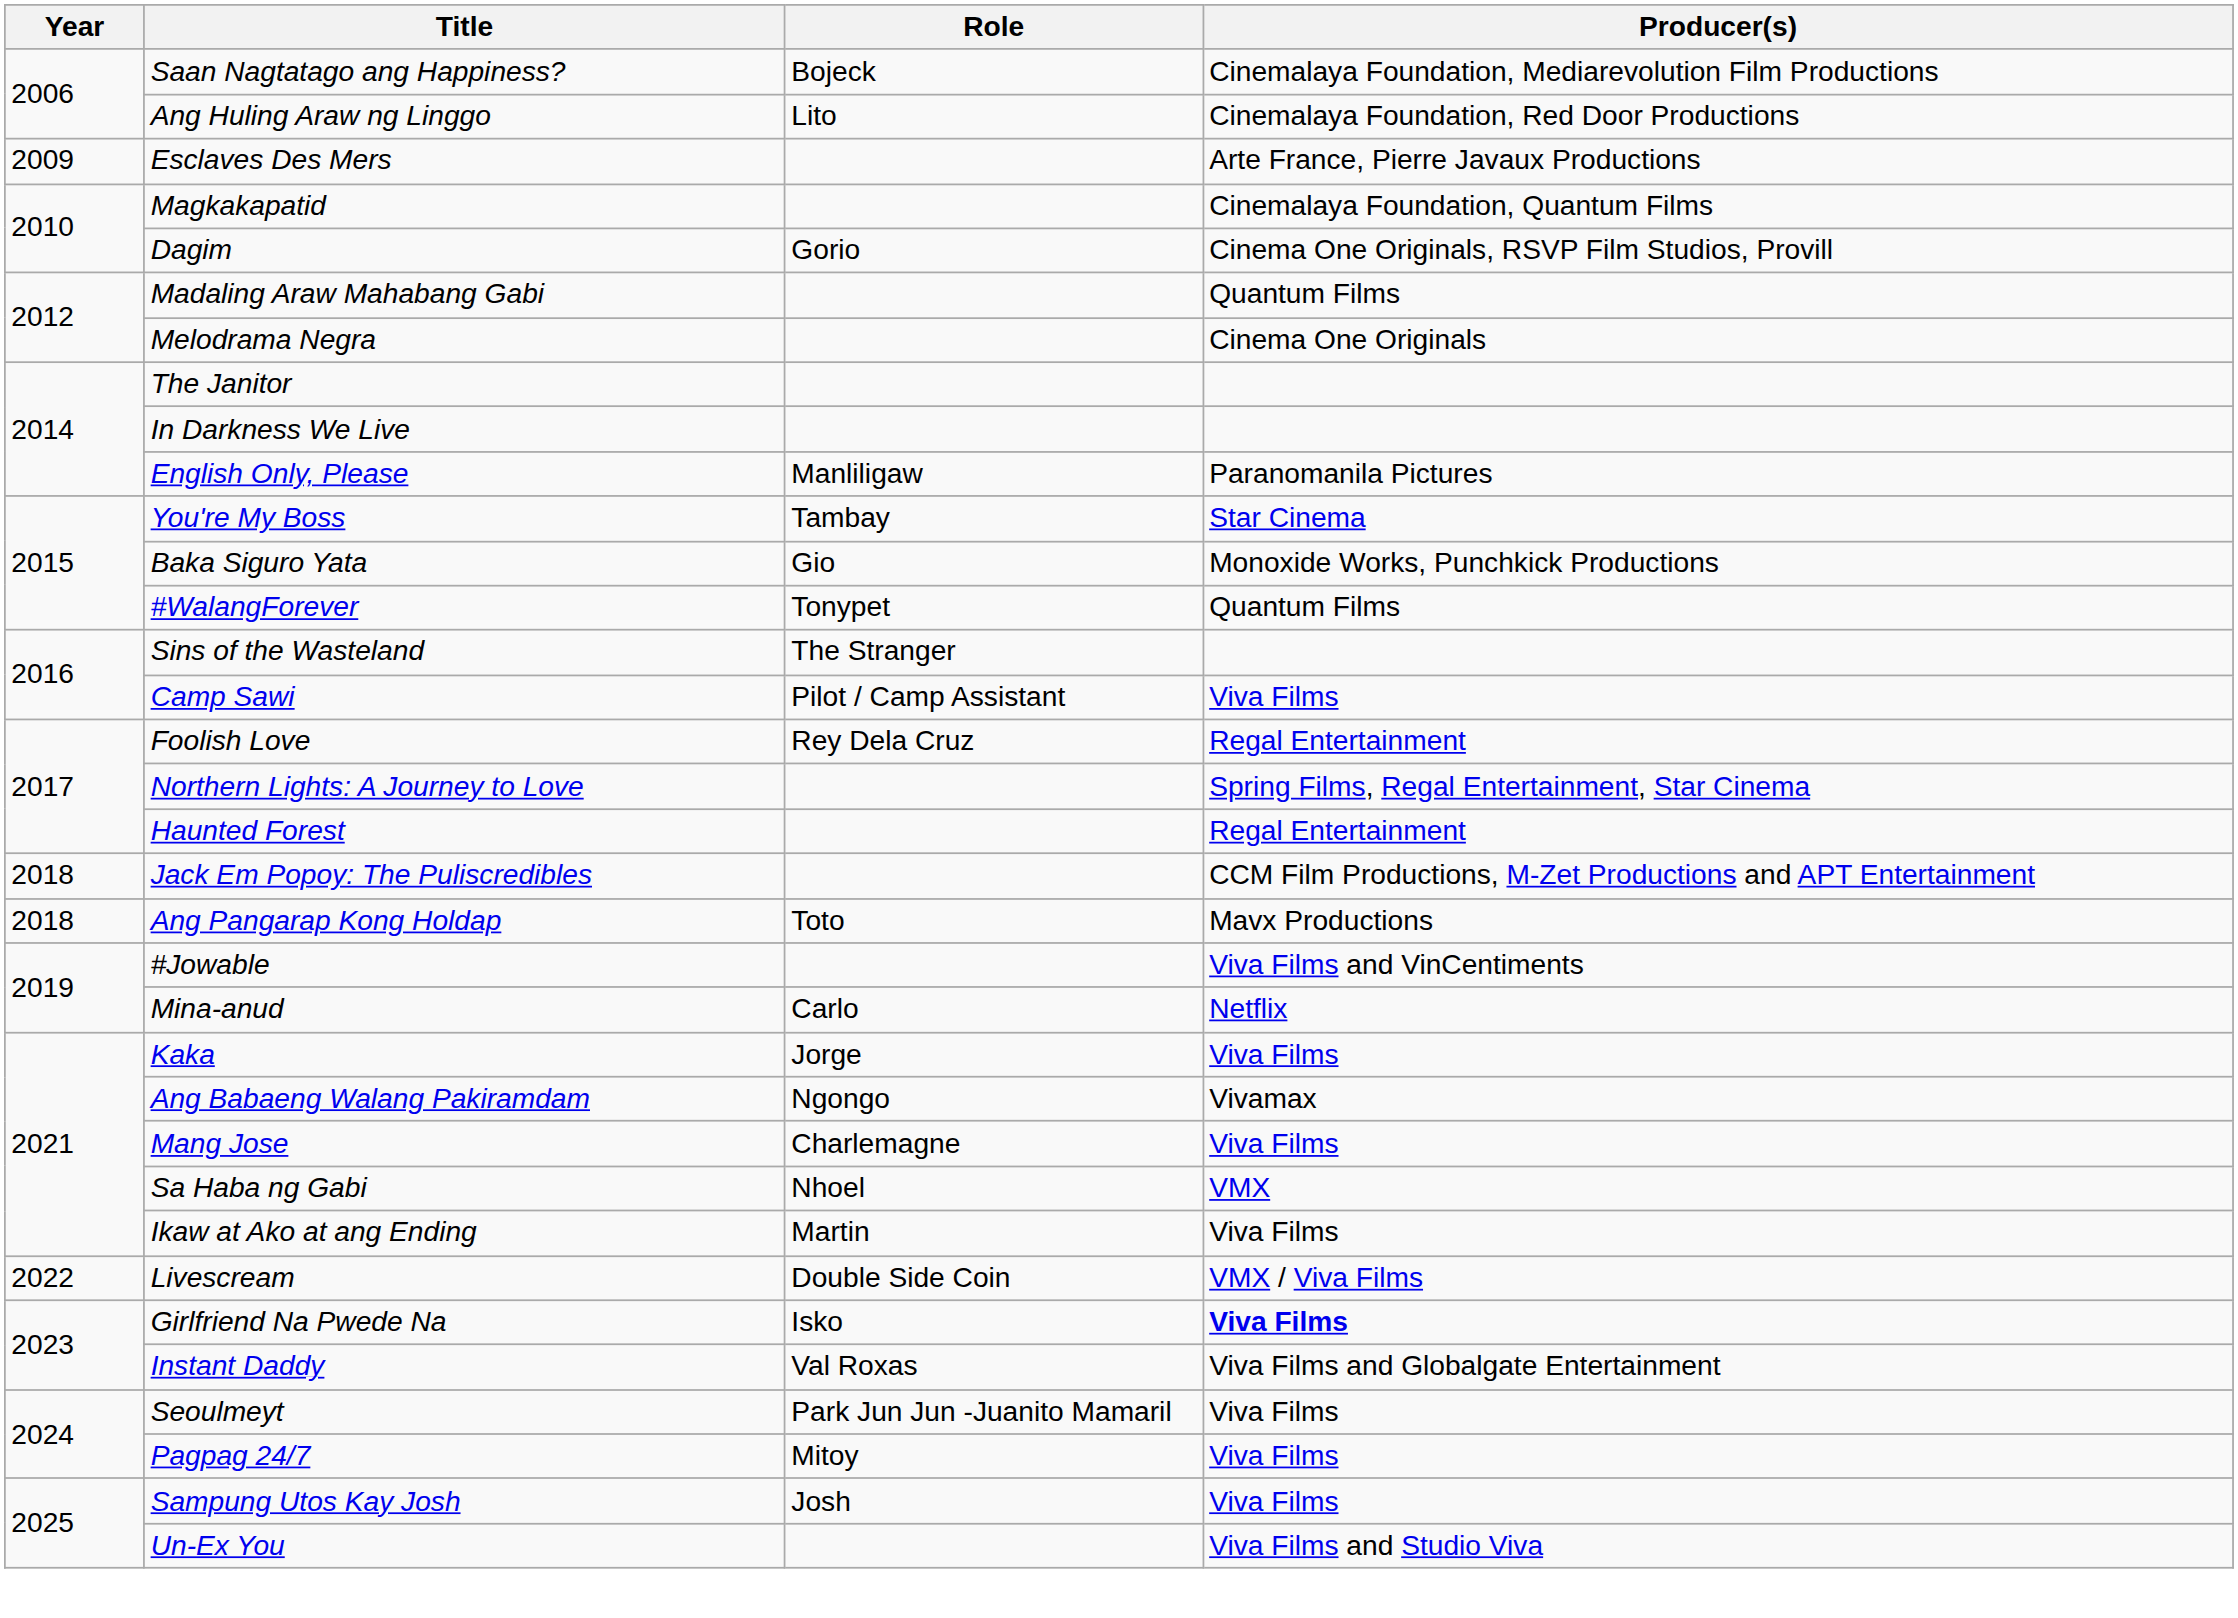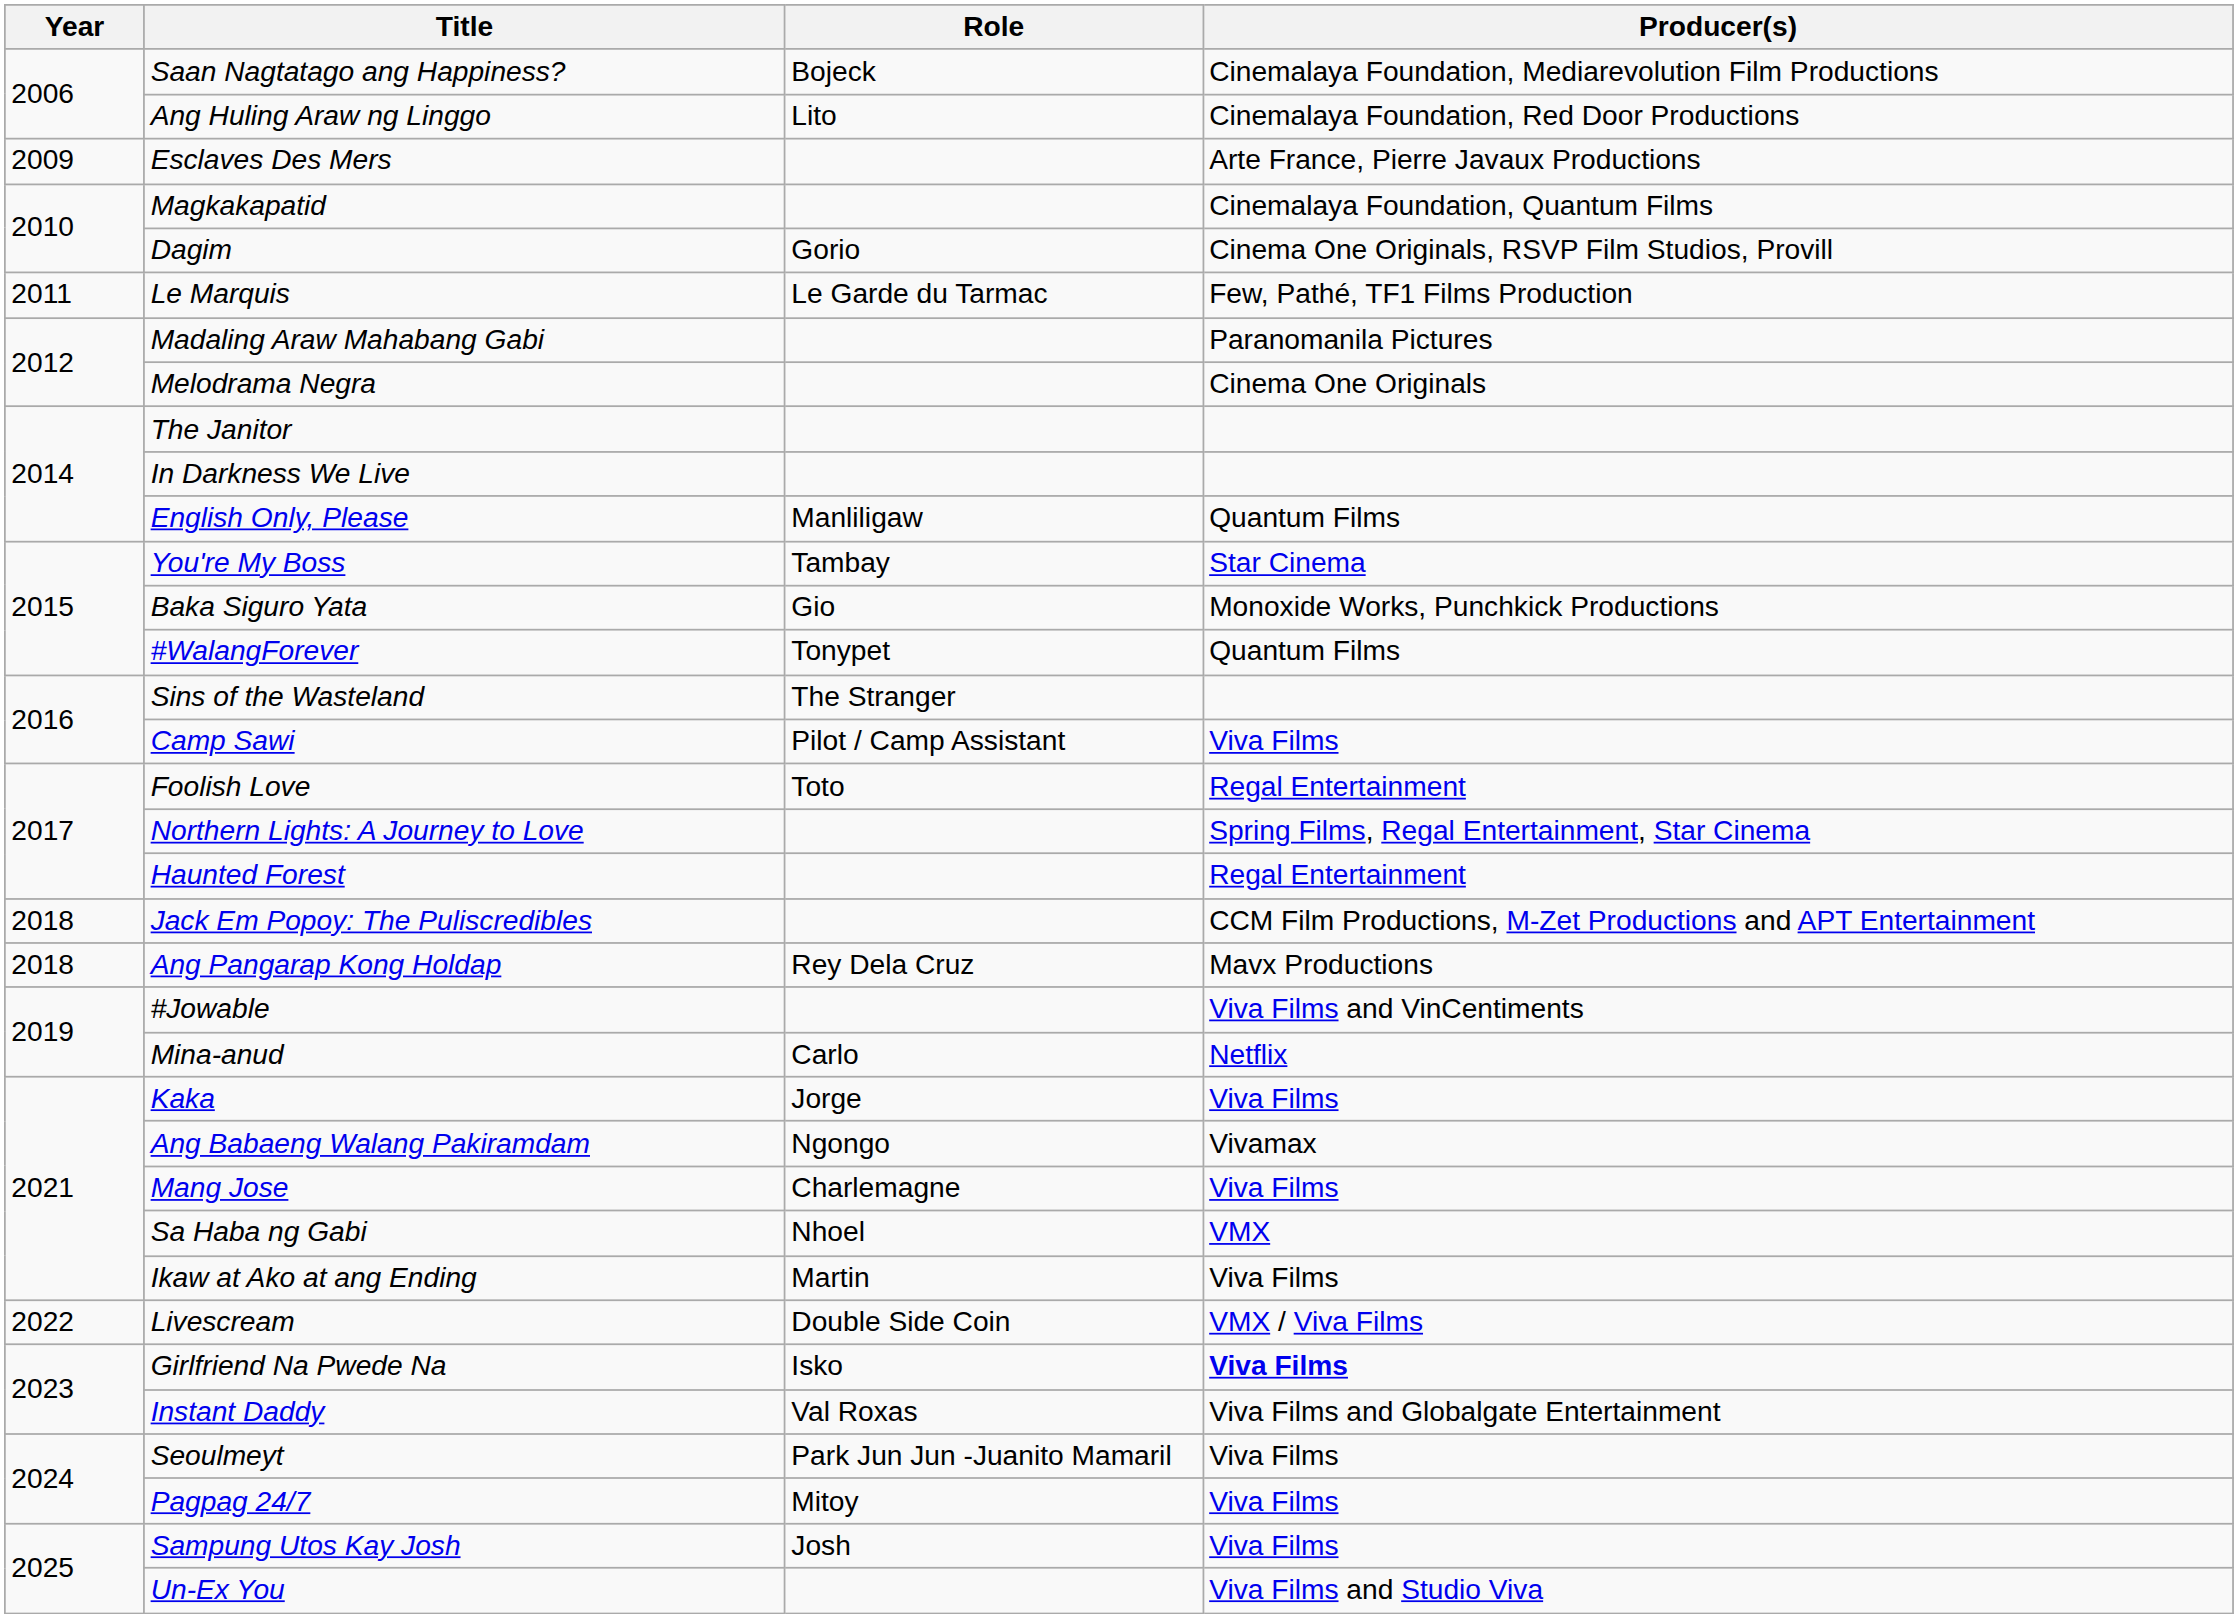+ row: (220, 294)
(1305, 294) Quantum Films -> (1351, 339) Paranomanila Pictures
(1351, 473) Paranomanila Pictures -> (1305, 518) Quantum Films
(883, 741) Rey Dela Cruz -> (818, 786) Toto
(818, 920) Toto -> (883, 964) Rey Dela Cruz
